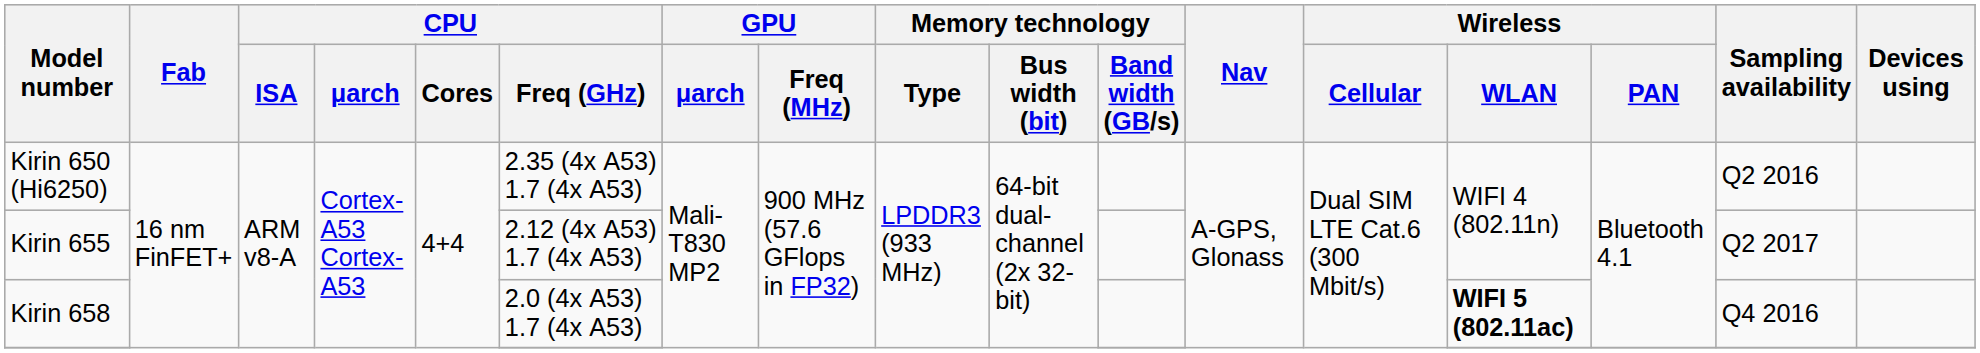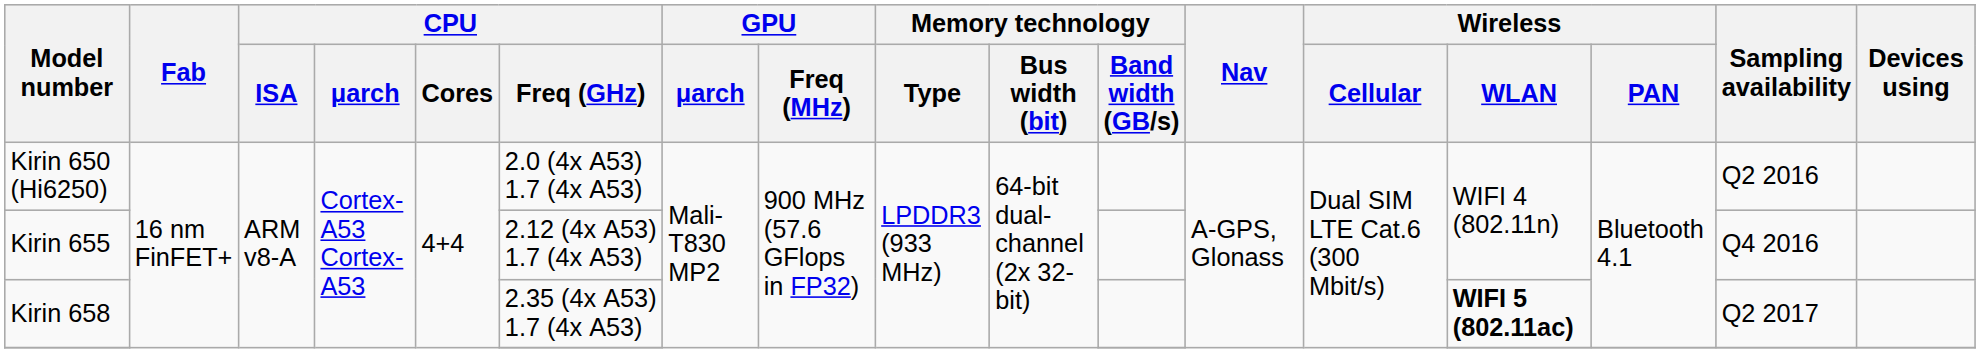(581, 175) 2.35 (4x A53) 1.7 (4x A53) -> (574, 175) 2.0 (4x A53) 1.7 (4x A53)
(1770, 244) Q2 2017 -> (1770, 244) Q4 2016
(574, 312) 2.0 (4x A53) 1.7 (4x A53) -> (581, 312) 2.35 (4x A53) 1.7 (4x A53)
(1770, 312) Q4 2016 -> (1770, 312) Q2 2017
